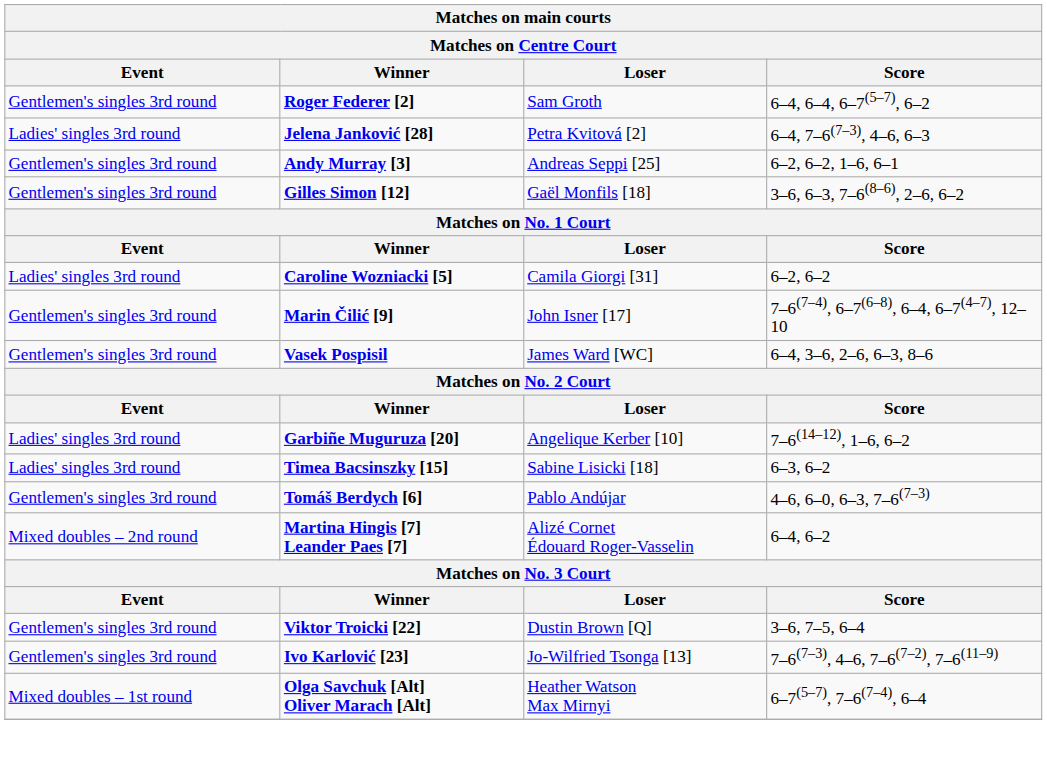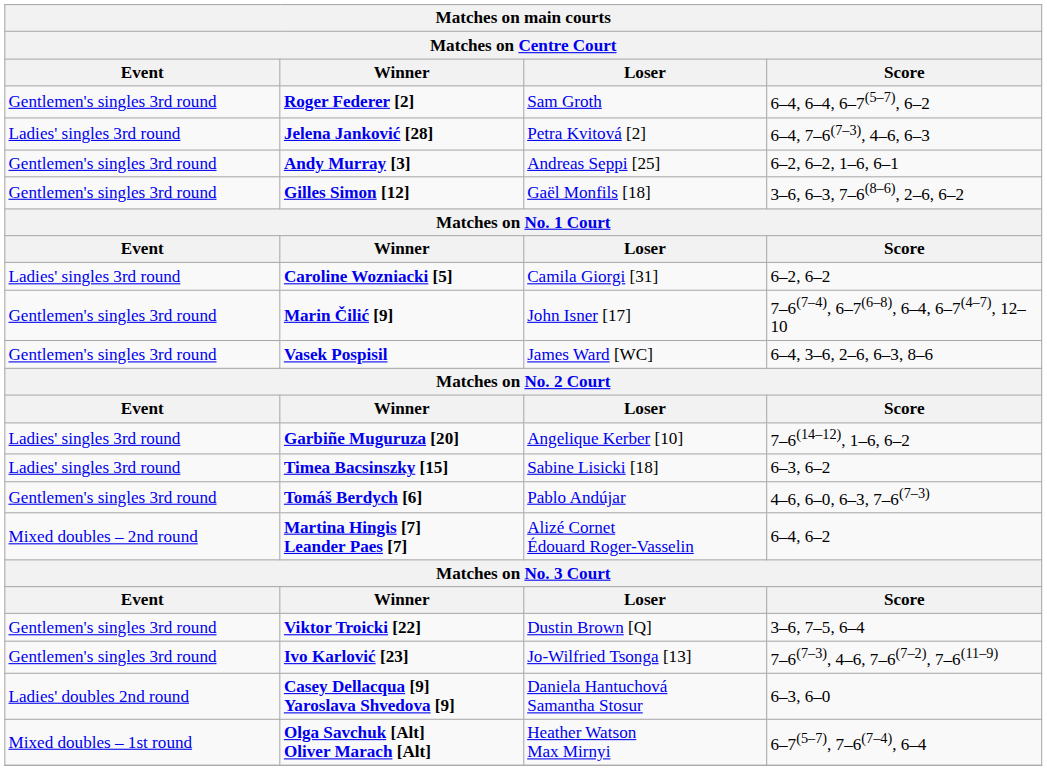+ row: (369, 695)
